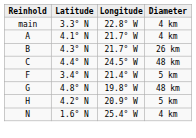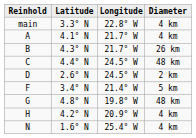+ row: (28, 75)
(168, 101) 5 km -> (168, 114) 4 km
